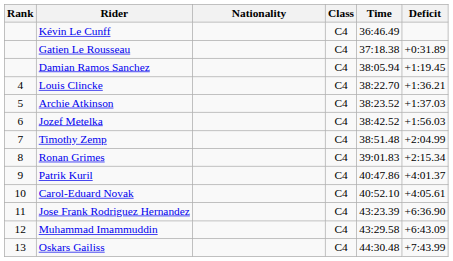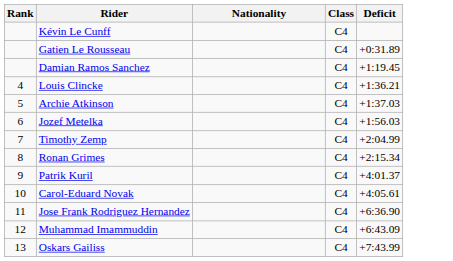- column: (379, 13)
